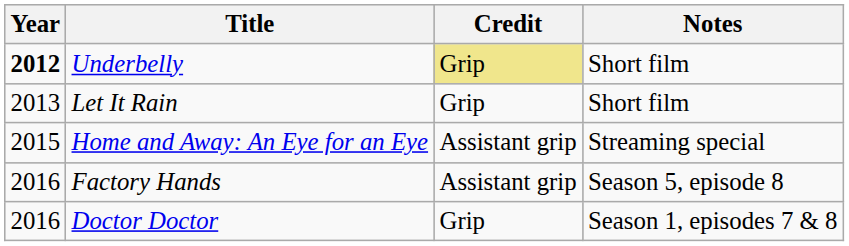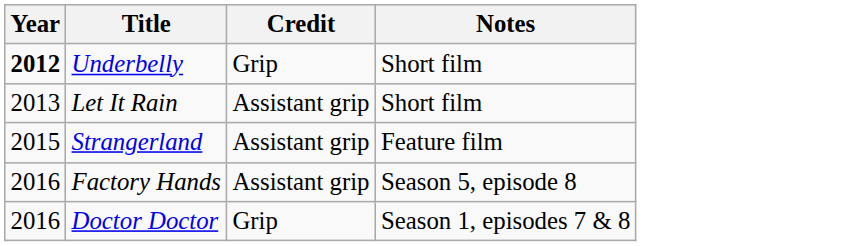(462, 63) khaki background -> (255, 63) no background
(462, 102) Grip -> (301, 102) Assistant grip
+ row: (137, 142)
- row: (250, 142)
